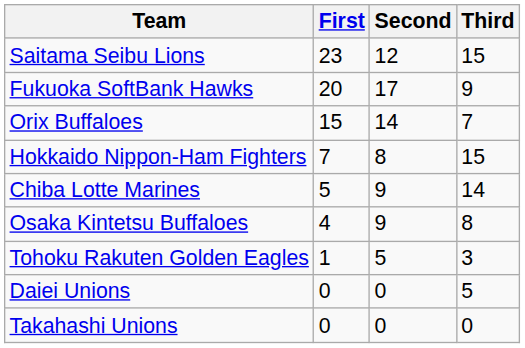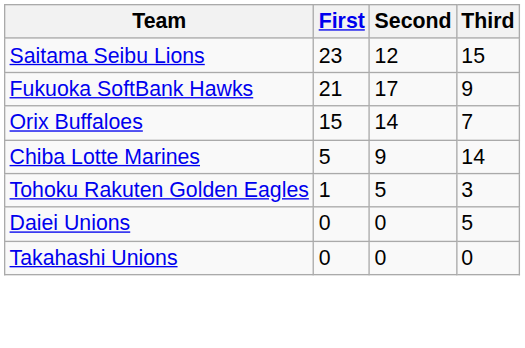(331, 88) 20 -> (331, 88) 21
- row: (158, 156)
- row: (129, 223)
